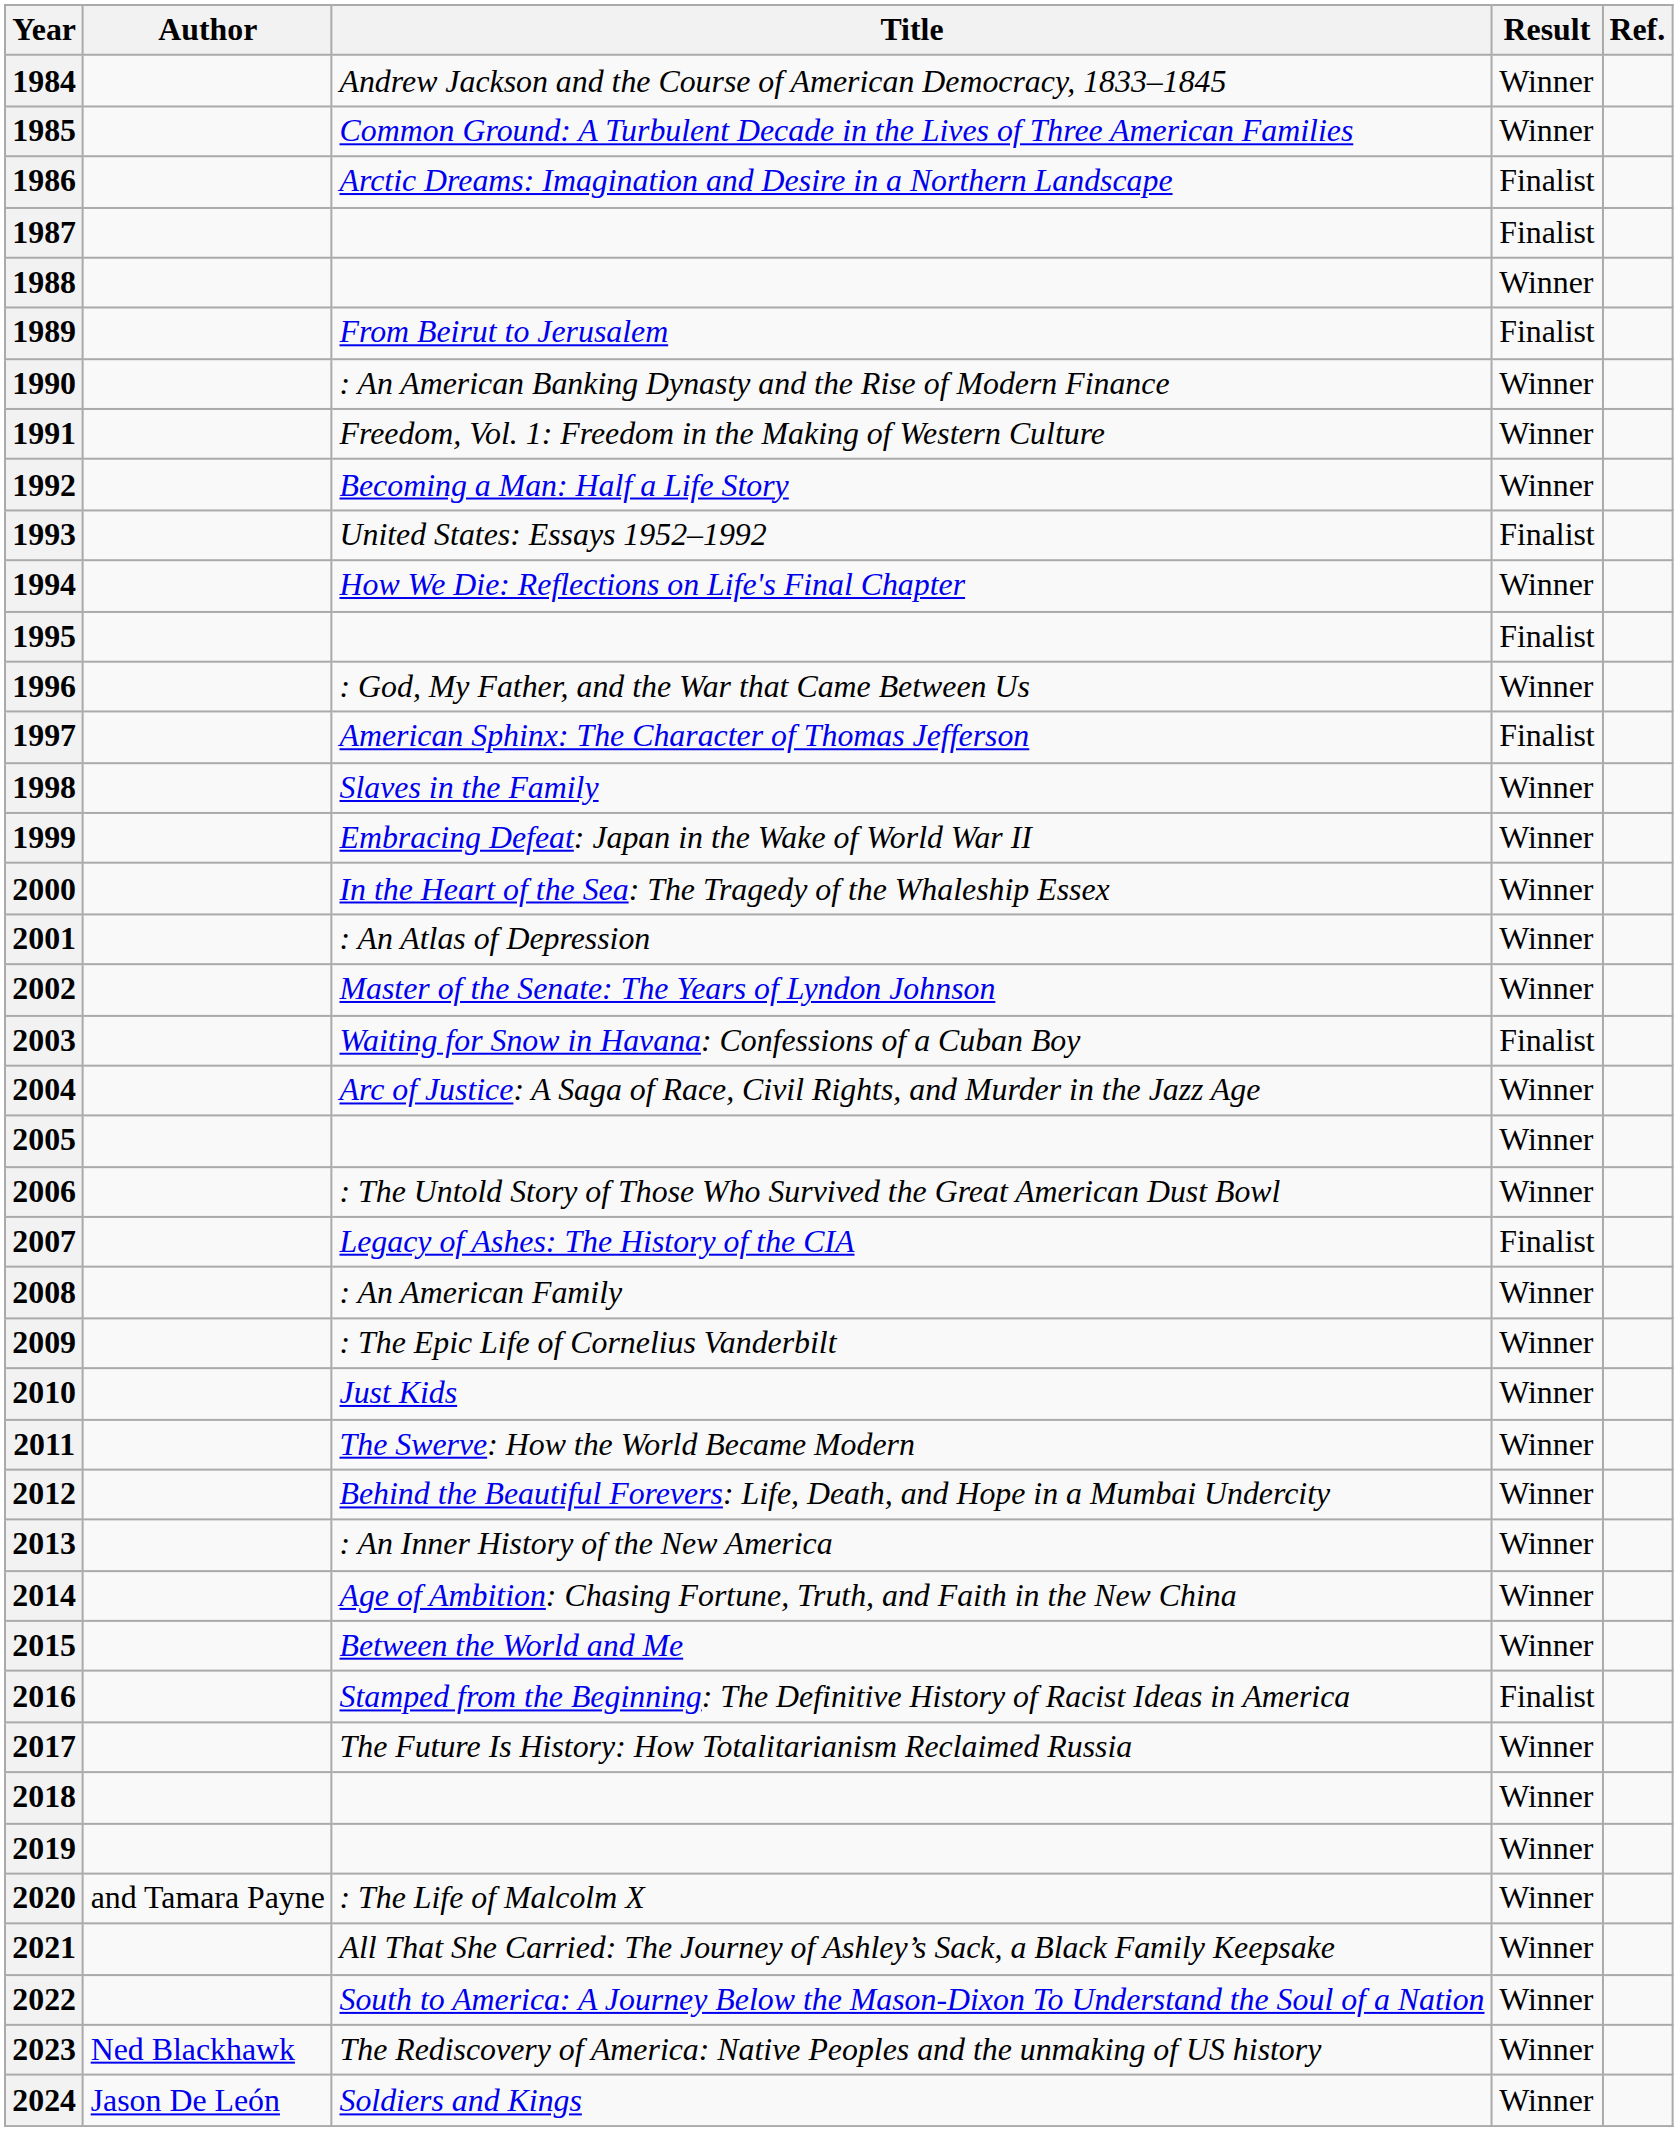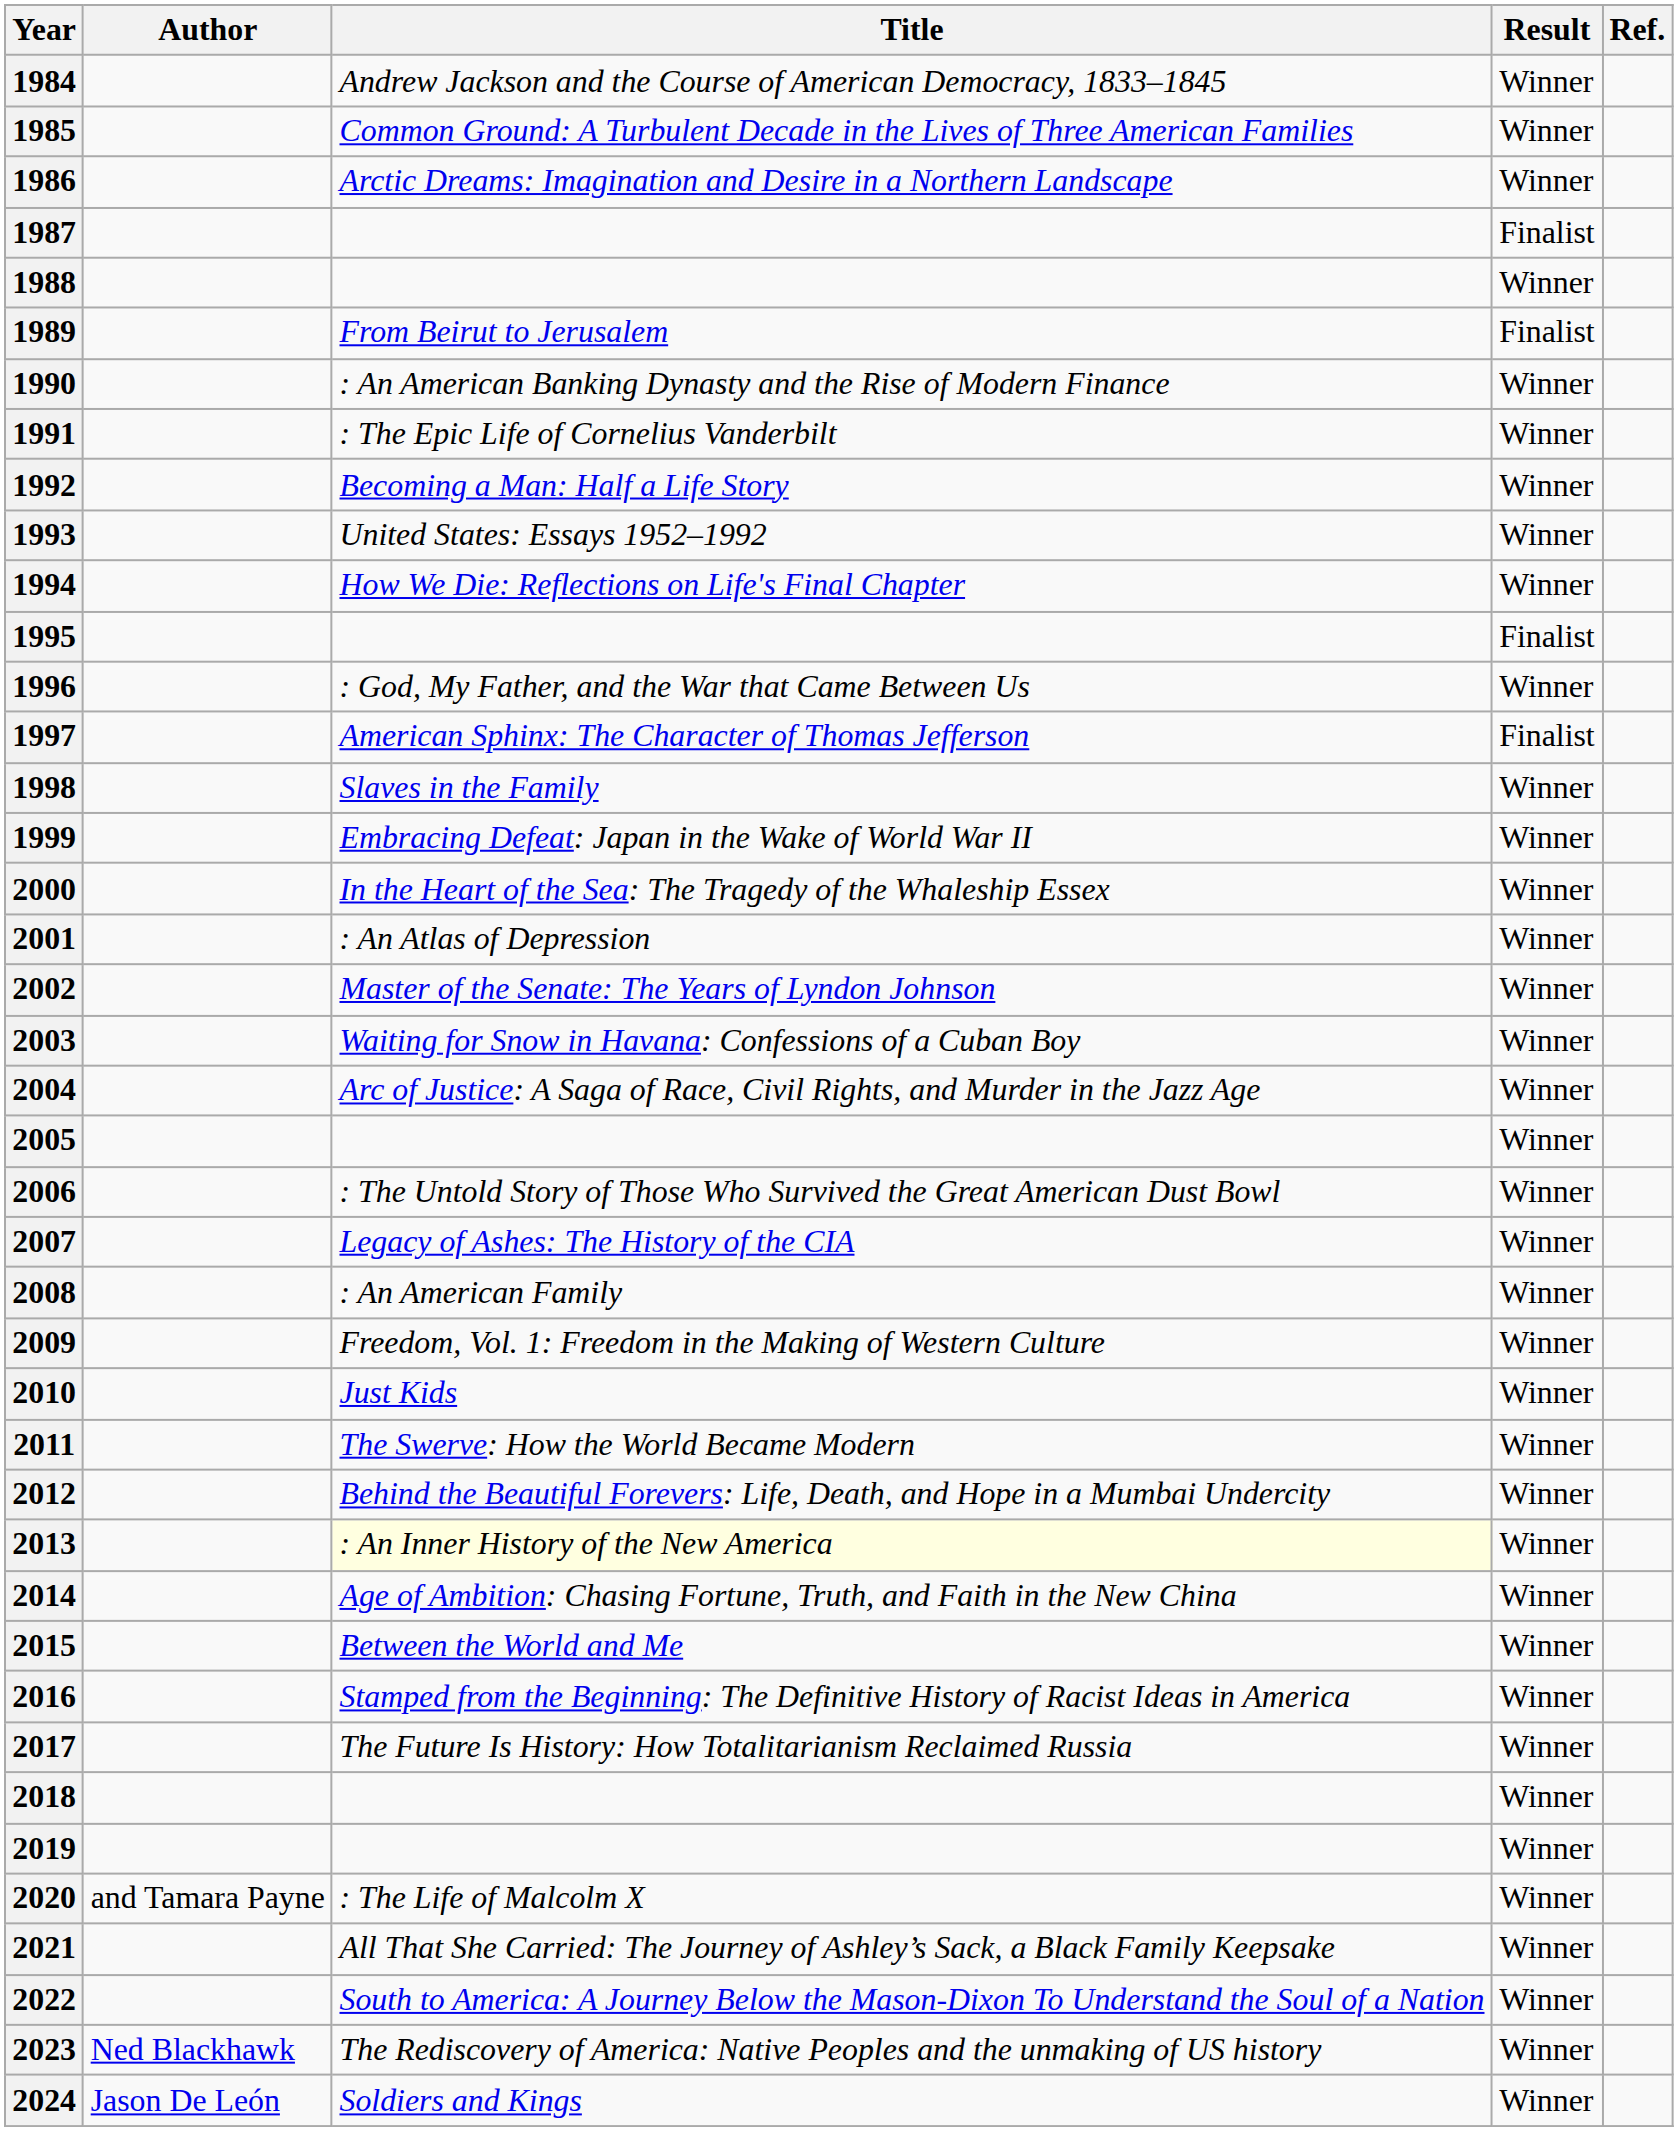(1547, 181) Finalist -> (1546, 181) Winner
(722, 433) Freedom, Vol. 1: Freedom in the Making of Western Culture -> (588, 433) : The Epic Life of Cornelius Vanderbilt
(1547, 534) Finalist -> (1546, 534) Winner
(1547, 1039) Finalist -> (1546, 1039) Winner
(1547, 1241) Finalist -> (1546, 1241) Winner
(588, 1342) : The Epic Life of Cornelius Vanderbilt -> (722, 1342) Freedom, Vol. 1: Freedom in the Making of Western Culture
(586, 1544) no background -> (586, 1544) lightyellow background
(1547, 1696) Finalist -> (1546, 1696) Winner
